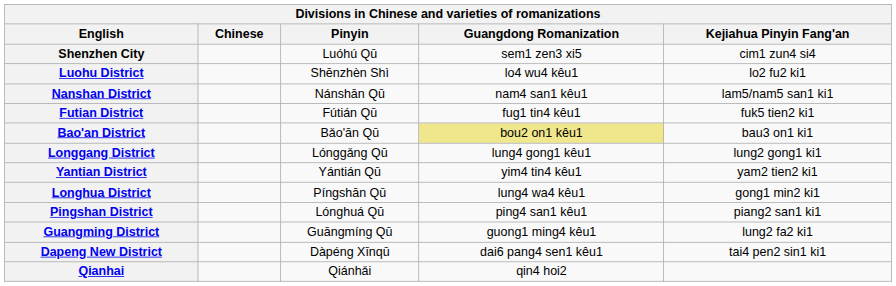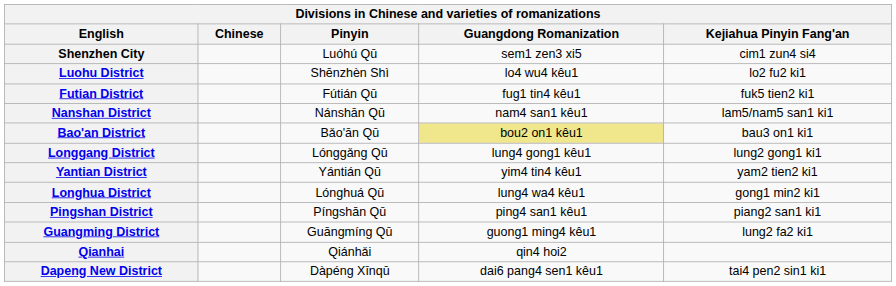rows swapped: (101, 113) <-> (101, 93)
(350, 192) Píngshān Qū -> (350, 192) Lónghuá Qū
(350, 212) Lónghuá Qū -> (350, 212) Píngshān Qū
rows swapped: (101, 251) <-> (101, 271)
